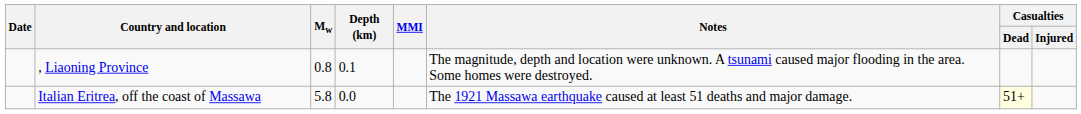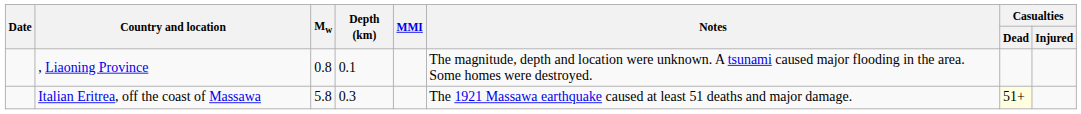(347, 97) 0.0 -> (347, 97) 0.3
